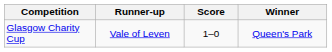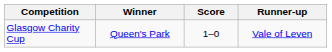columns swapped: (282, 12) <-> (140, 12)
